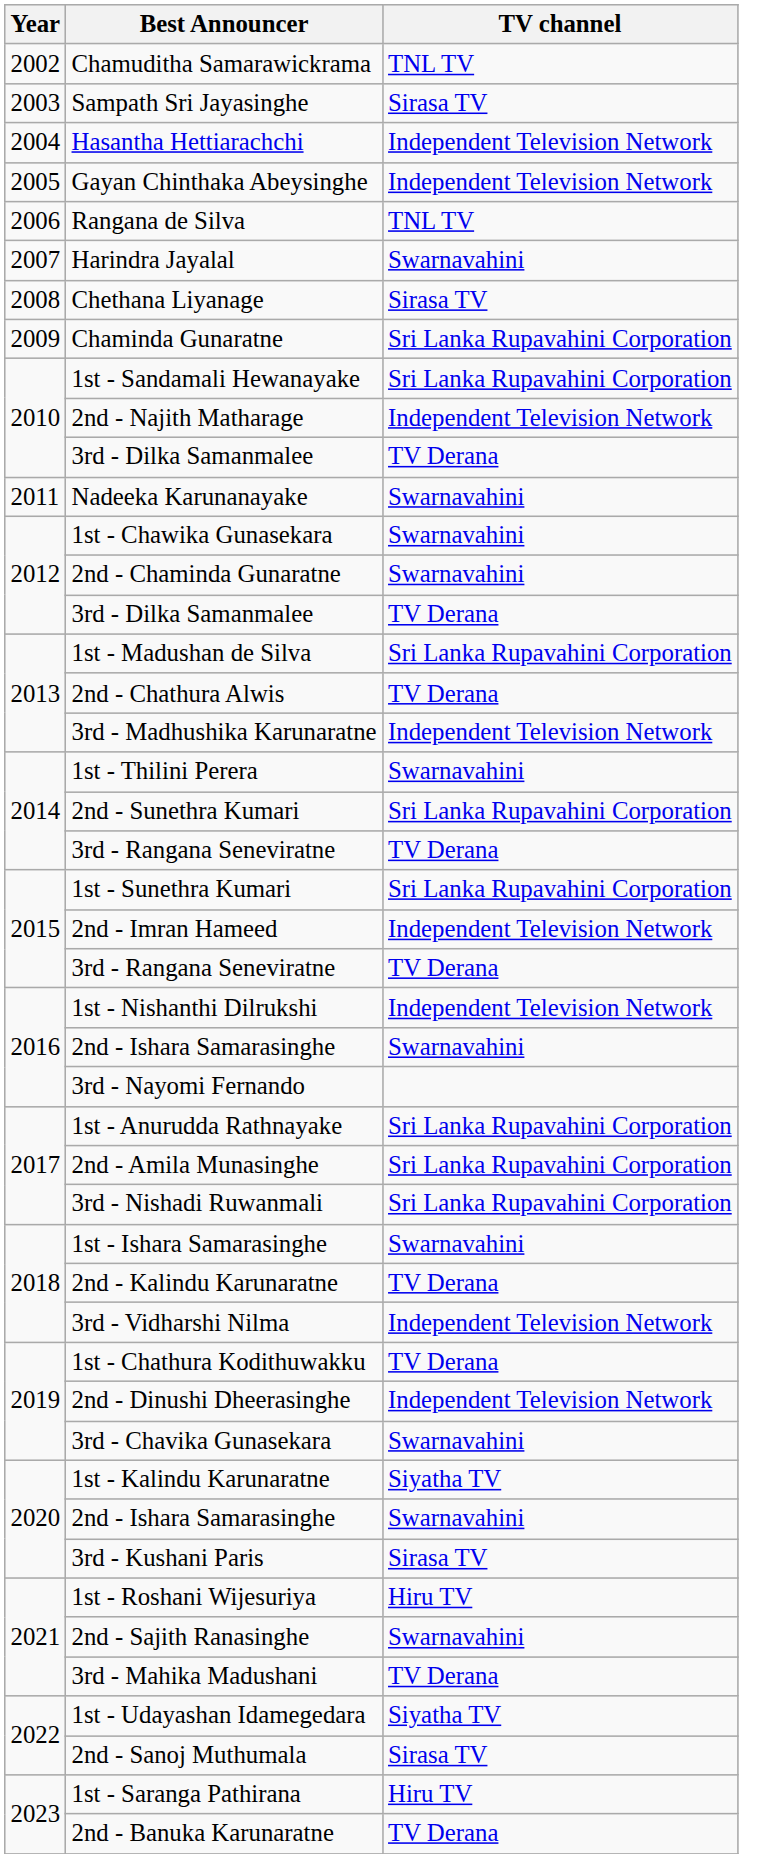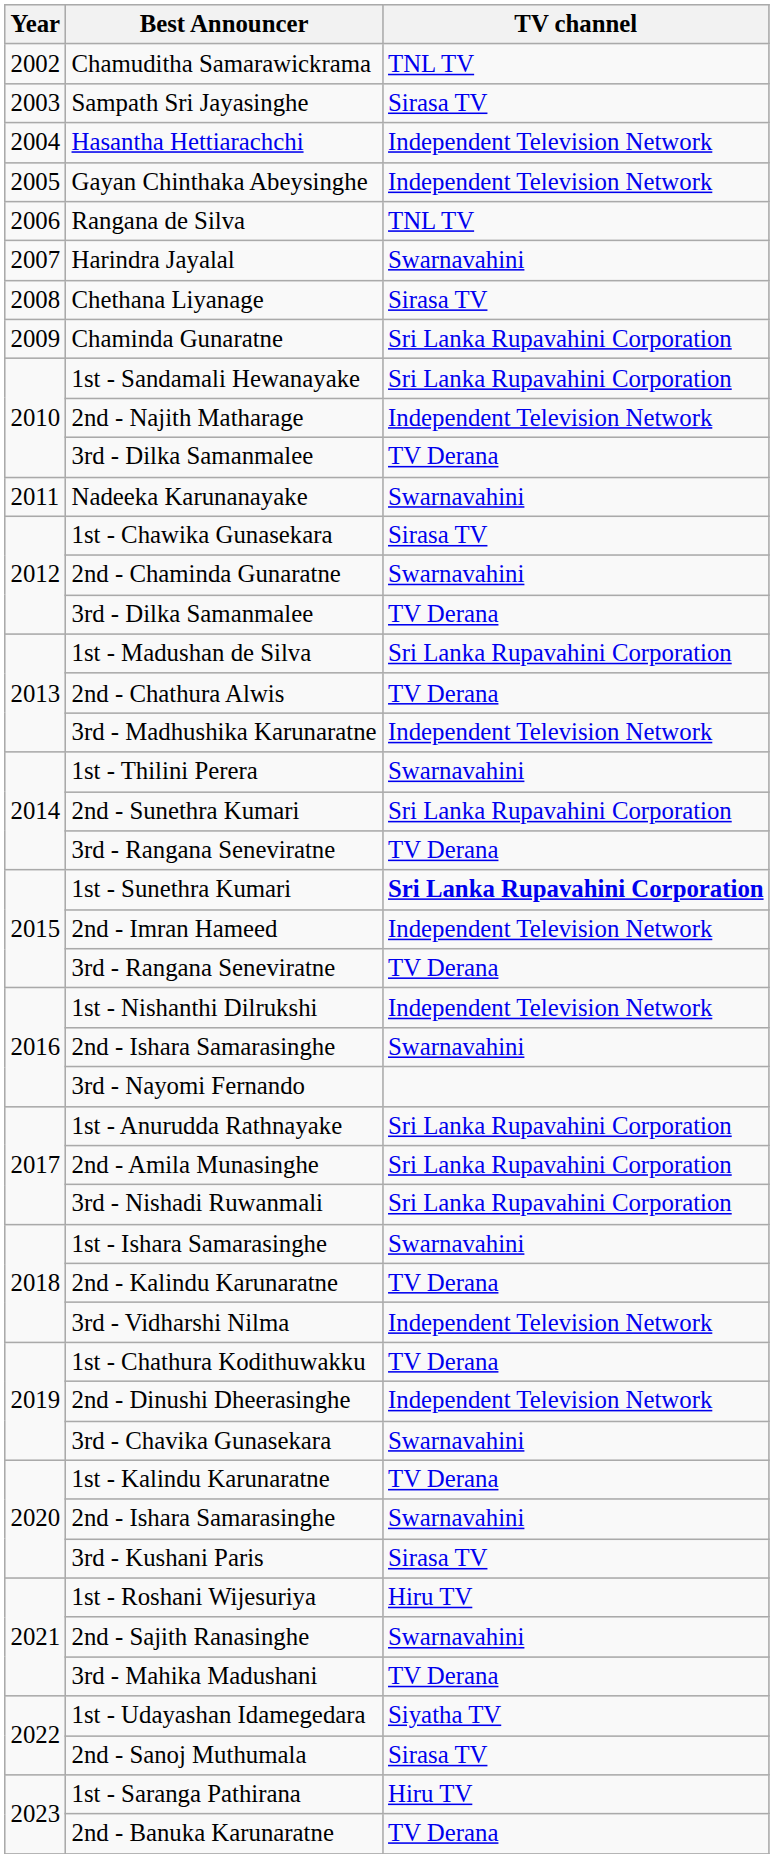(456, 535) Swarnavahini -> (438, 535) Sirasa TV
(560, 889) normal -> (576, 889) bold
(445, 1479) Siyatha TV -> (443, 1479) TV Derana
